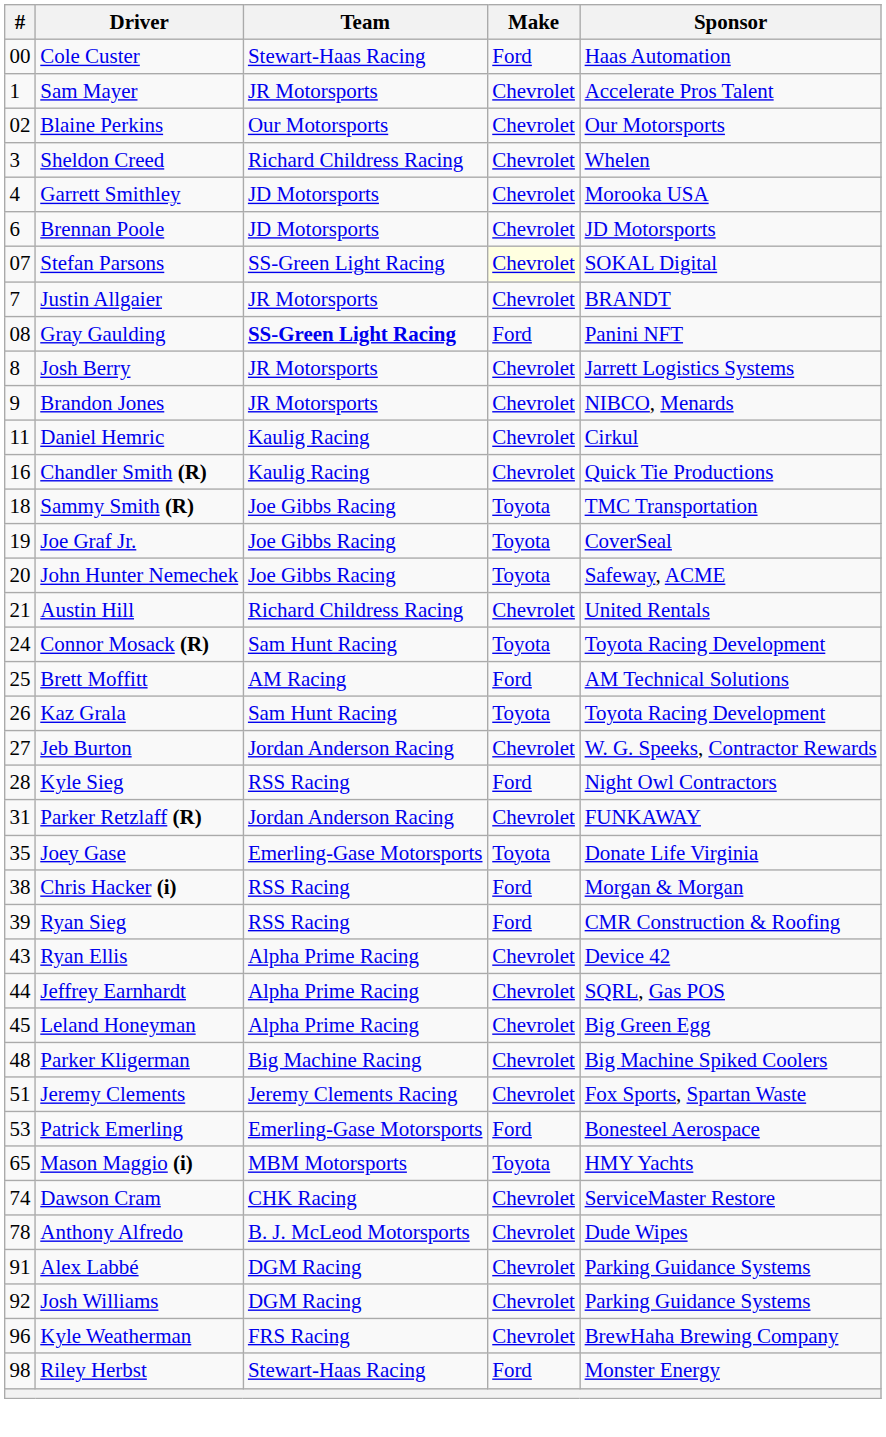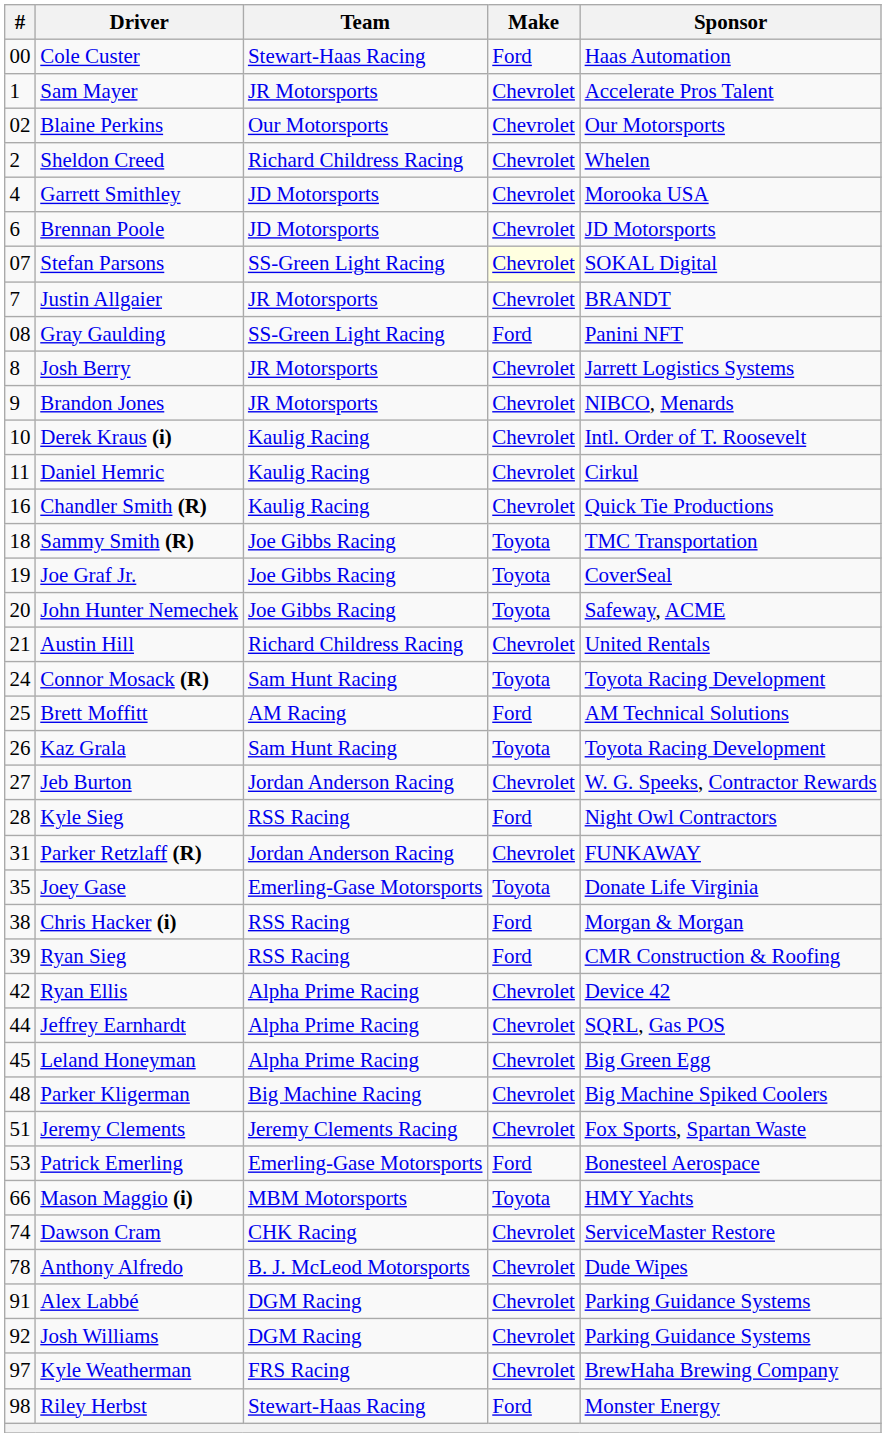(15, 160) 3 -> (15, 160) 2
(352, 333) bold -> (346, 333) normal
+ row: (106, 437)
(20, 955) 43 -> (20, 990) 42
(20, 1163) 65 -> (20, 1197) 66
(20, 1336) 96 -> (20, 1370) 97
